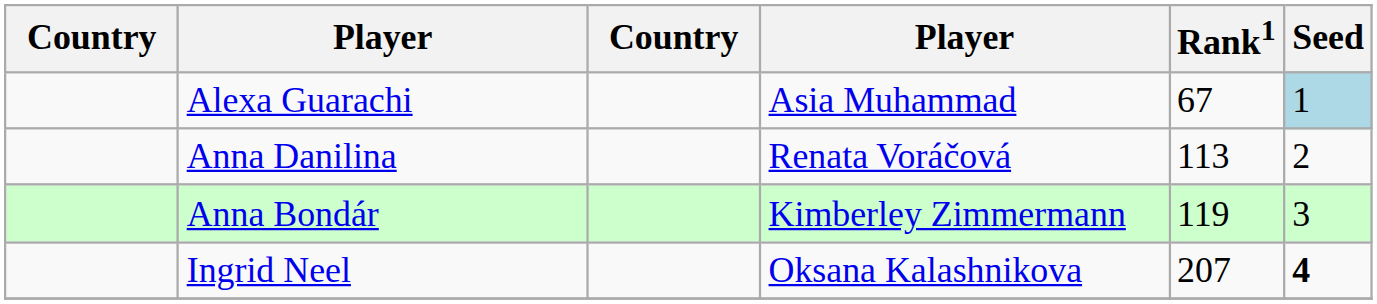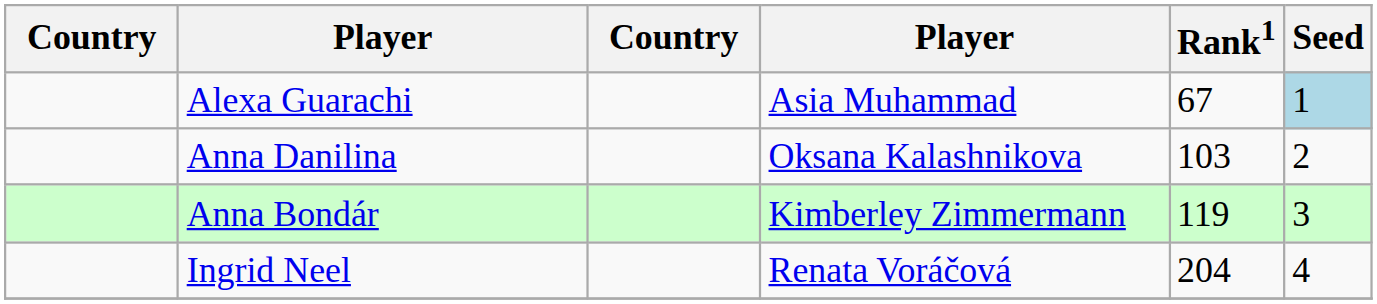(890, 156) Renata Voráčová -> (925, 156) Oksana Kalashnikova
(1203, 156) 113 -> (1204, 156) 103
(925, 269) Oksana Kalashnikova -> (890, 269) Renata Voráčová
(1204, 269) 207 -> (1204, 269) 204
(1301, 269) bold -> (1301, 269) normal
